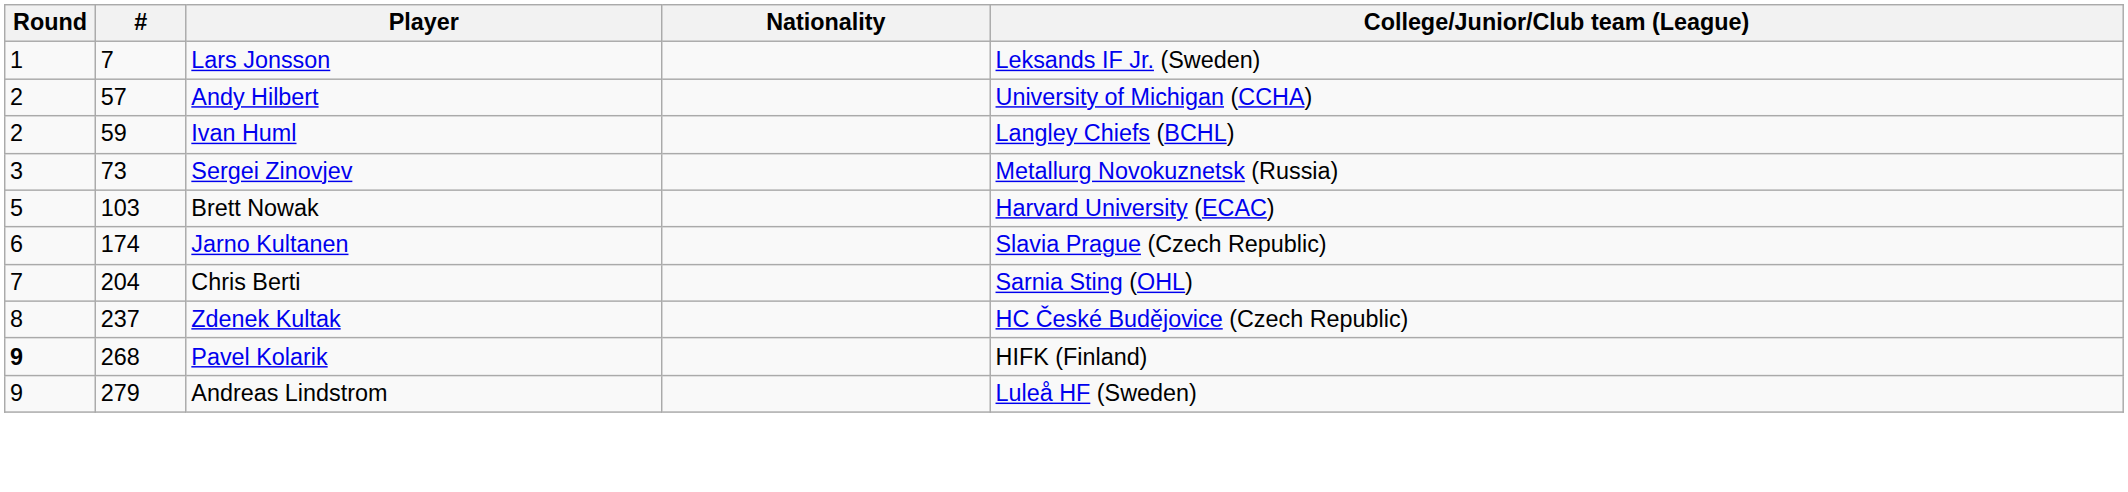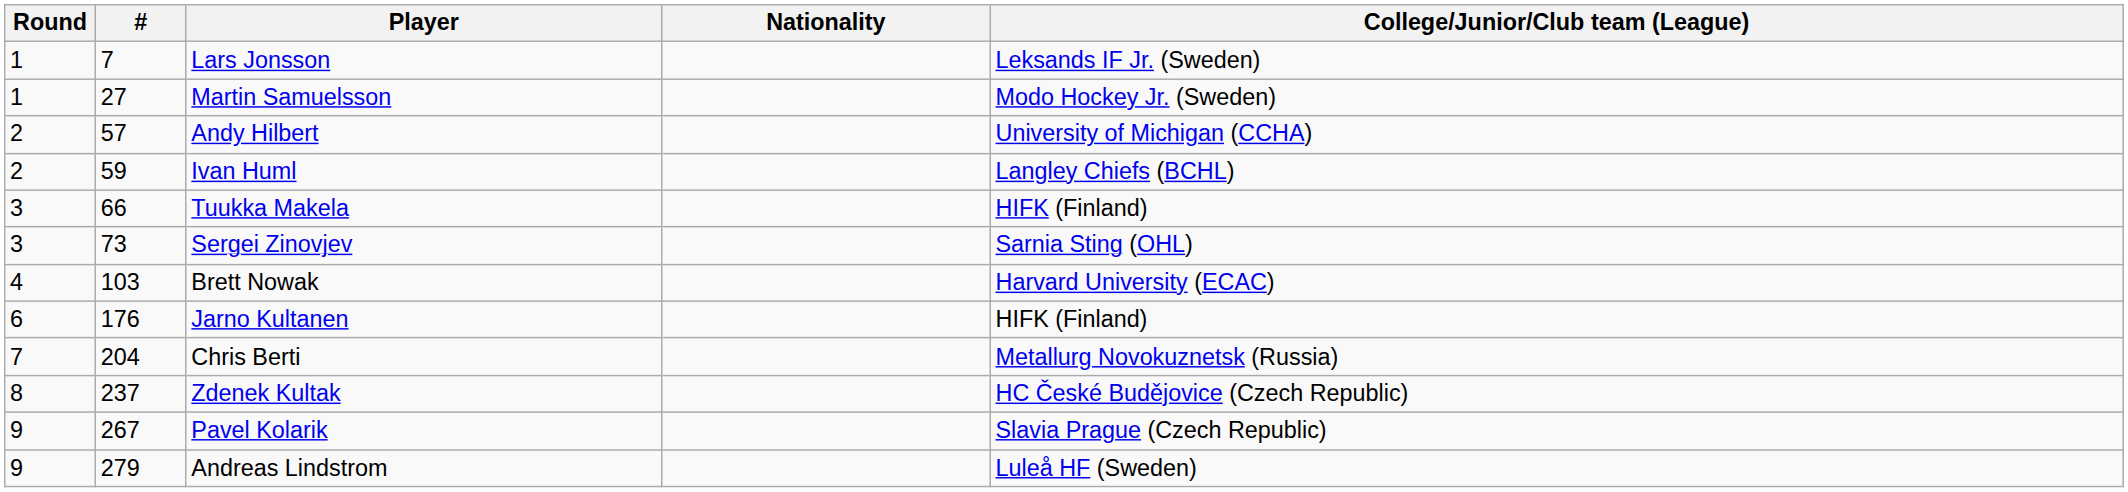+ row: (291, 97)
+ row: (270, 208)
(1167, 171) Metallurg Novokuznetsk (Russia) -> (1094, 245) Sarnia Sting (OHL)
(17, 208) 5 -> (17, 282) 4
(120, 245) 174 -> (120, 319) 176
(1161, 245) Slavia Prague (Czech Republic) -> (1071, 319) HIFK (Finland)
(1094, 282) Sarnia Sting (OHL) -> (1167, 356) Metallurg Novokuznetsk (Russia)
(17, 356) bold -> (17, 430) normal
(120, 356) 268 -> (120, 430) 267
(1071, 356) HIFK (Finland) -> (1161, 430) Slavia Prague (Czech Republic)
